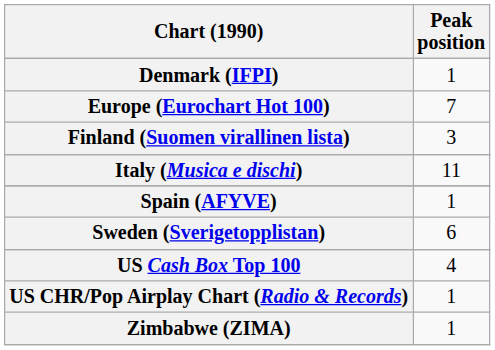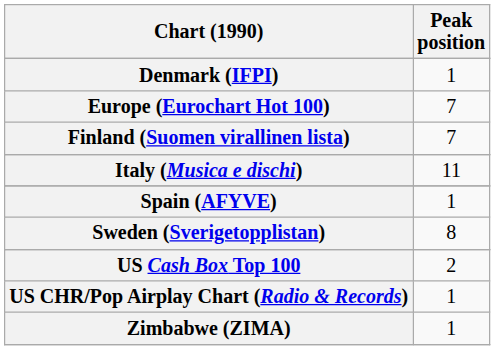(451, 138) 3 -> (451, 138) 7
(451, 233) 6 -> (451, 233) 8
(451, 264) 4 -> (451, 264) 2
